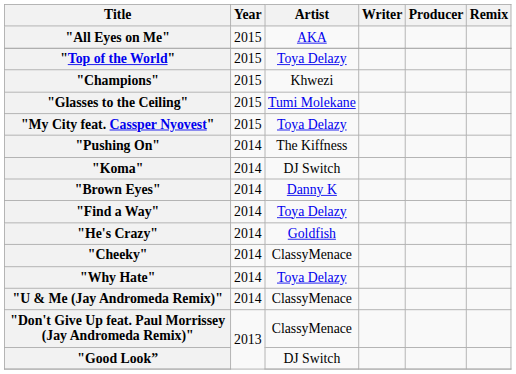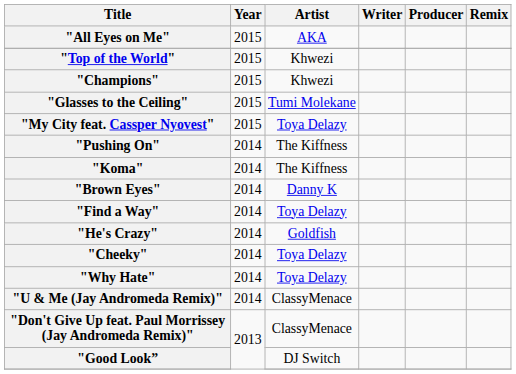(312, 59) Toya Delazy -> (312, 59) Khwezi
(312, 168) DJ Switch -> (312, 168) The Kiffness
(312, 255) ClassyMenace -> (312, 255) Toya Delazy
